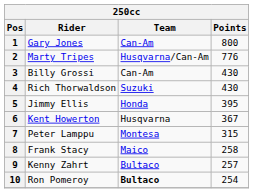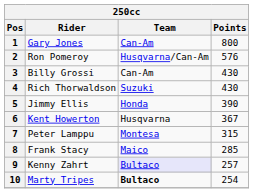(61, 58) Marty Tripes -> (58, 58) Ron Pomeroy
(230, 58) 776 -> (230, 58) 576
(230, 104) 395 -> (230, 104) 390
(230, 150) 258 -> (230, 150) 285
(140, 165) no background -> (140, 165) lavender background
(58, 180) Ron Pomeroy -> (61, 180) Marty Tripes
